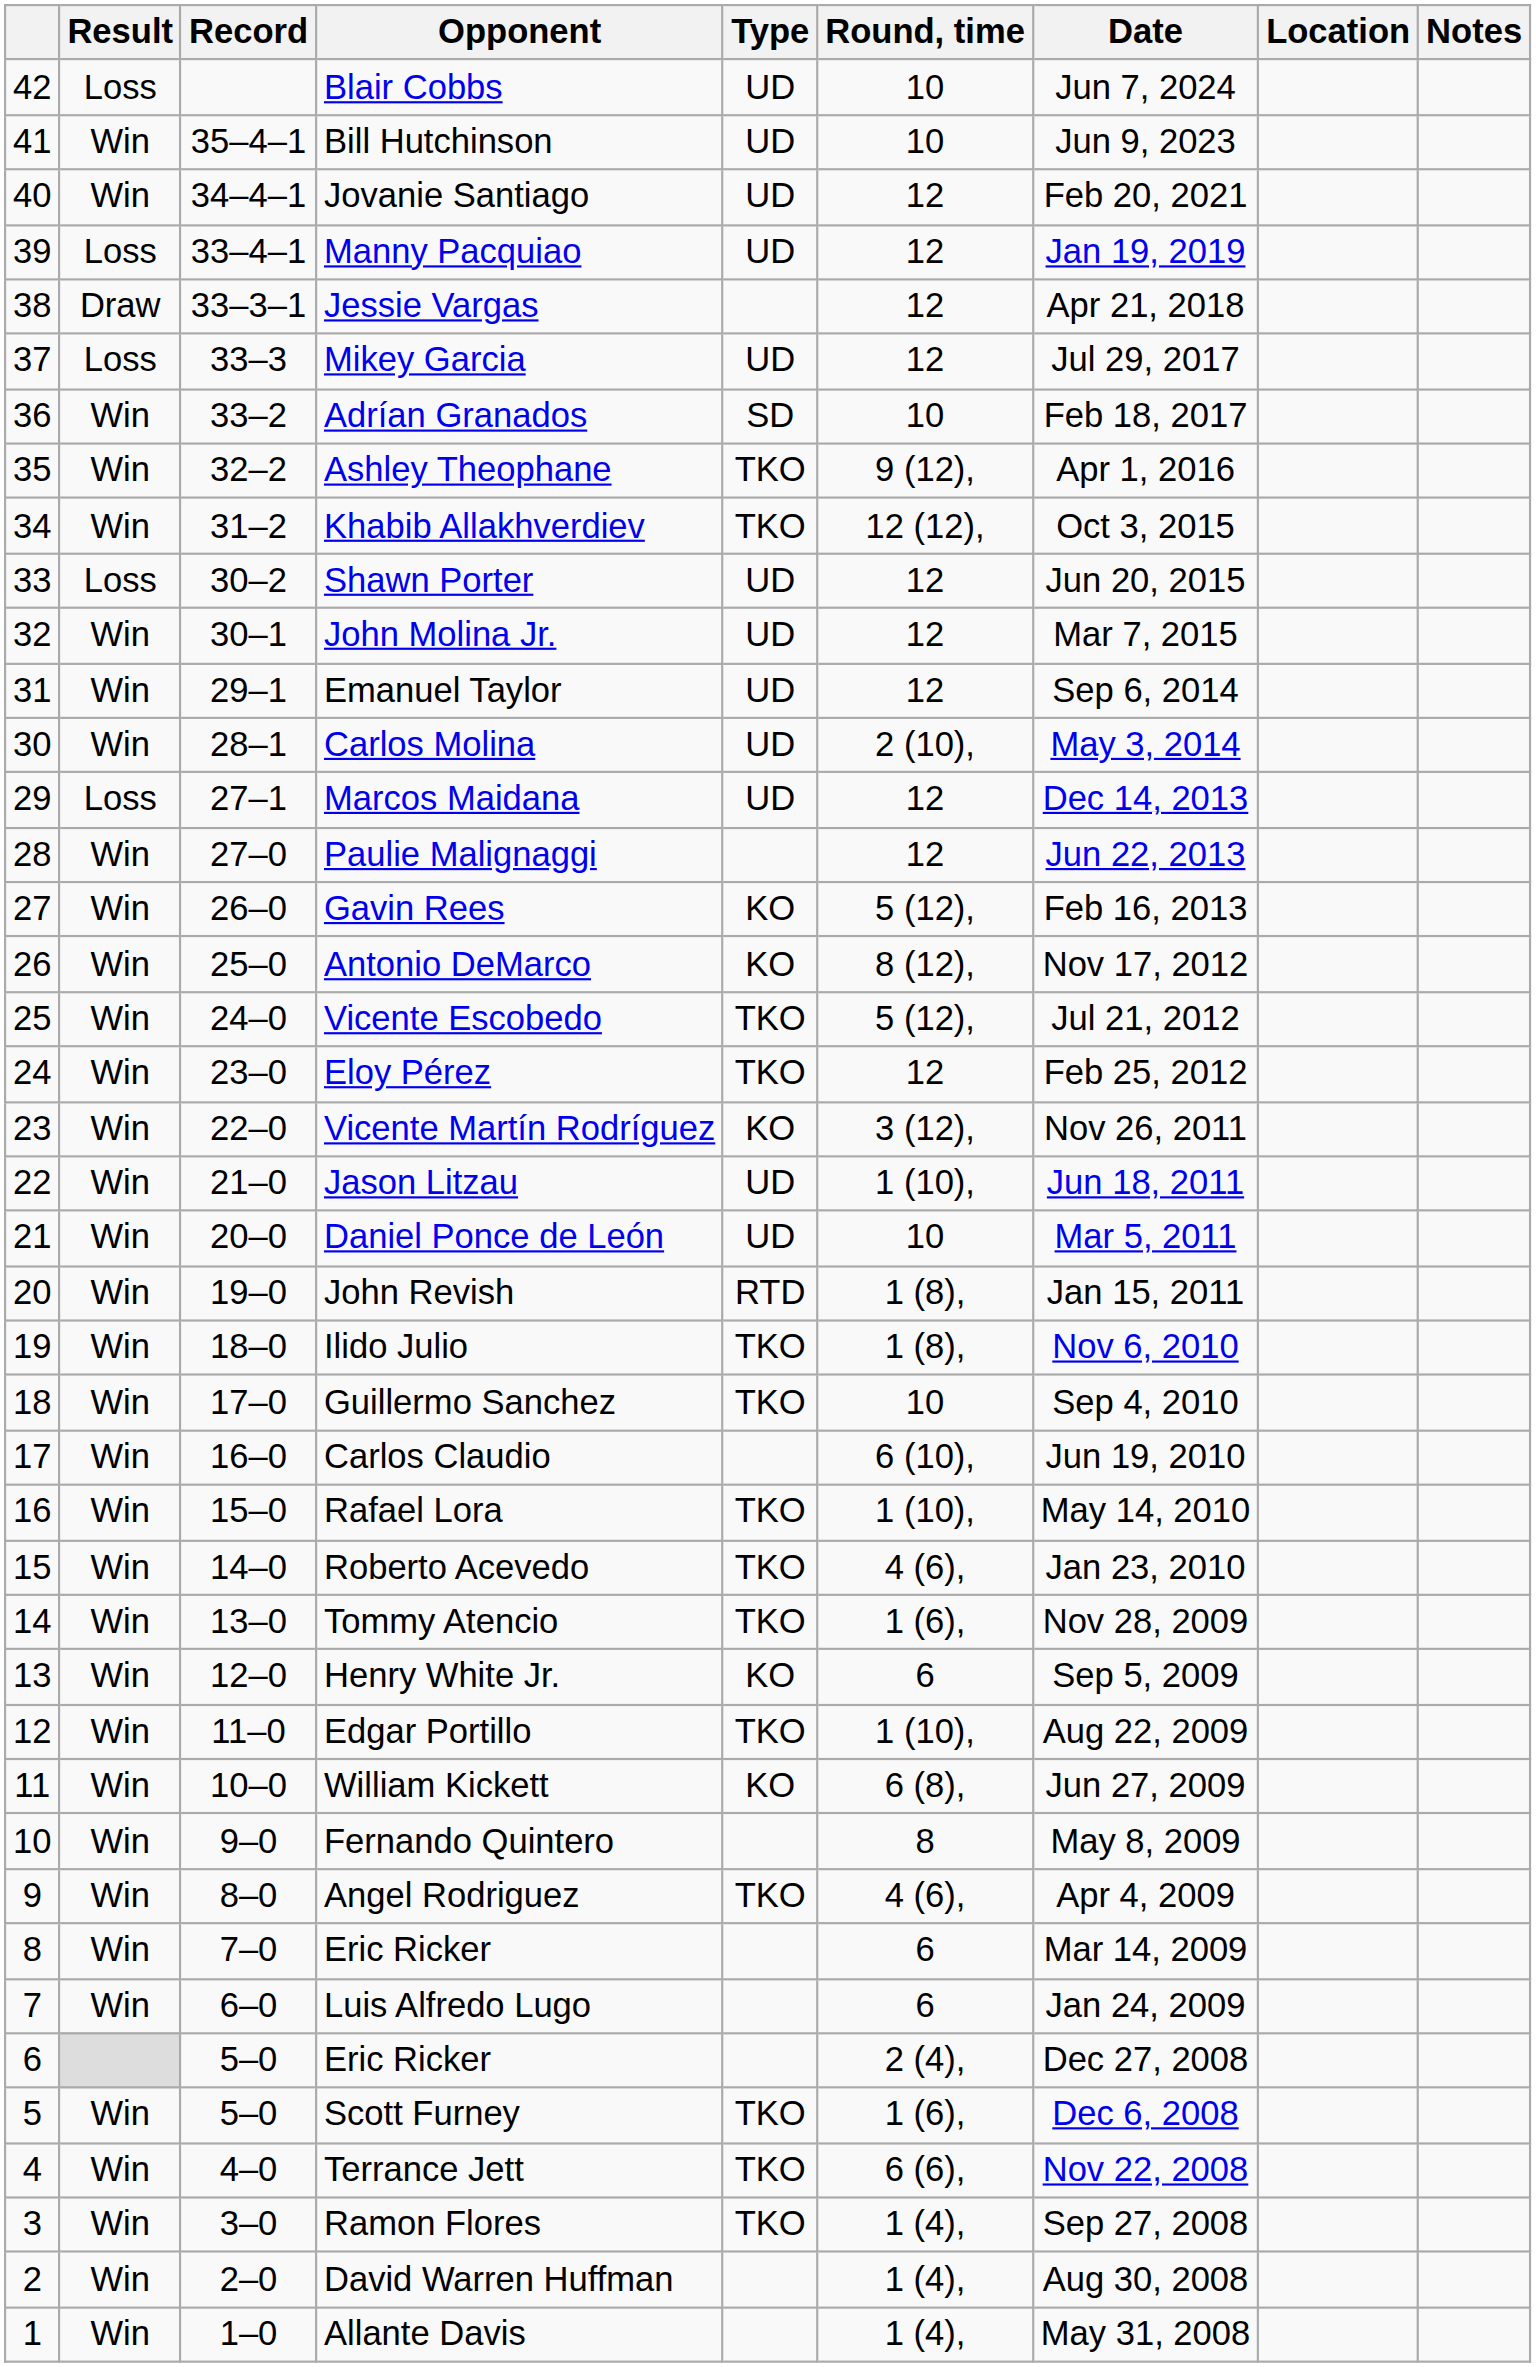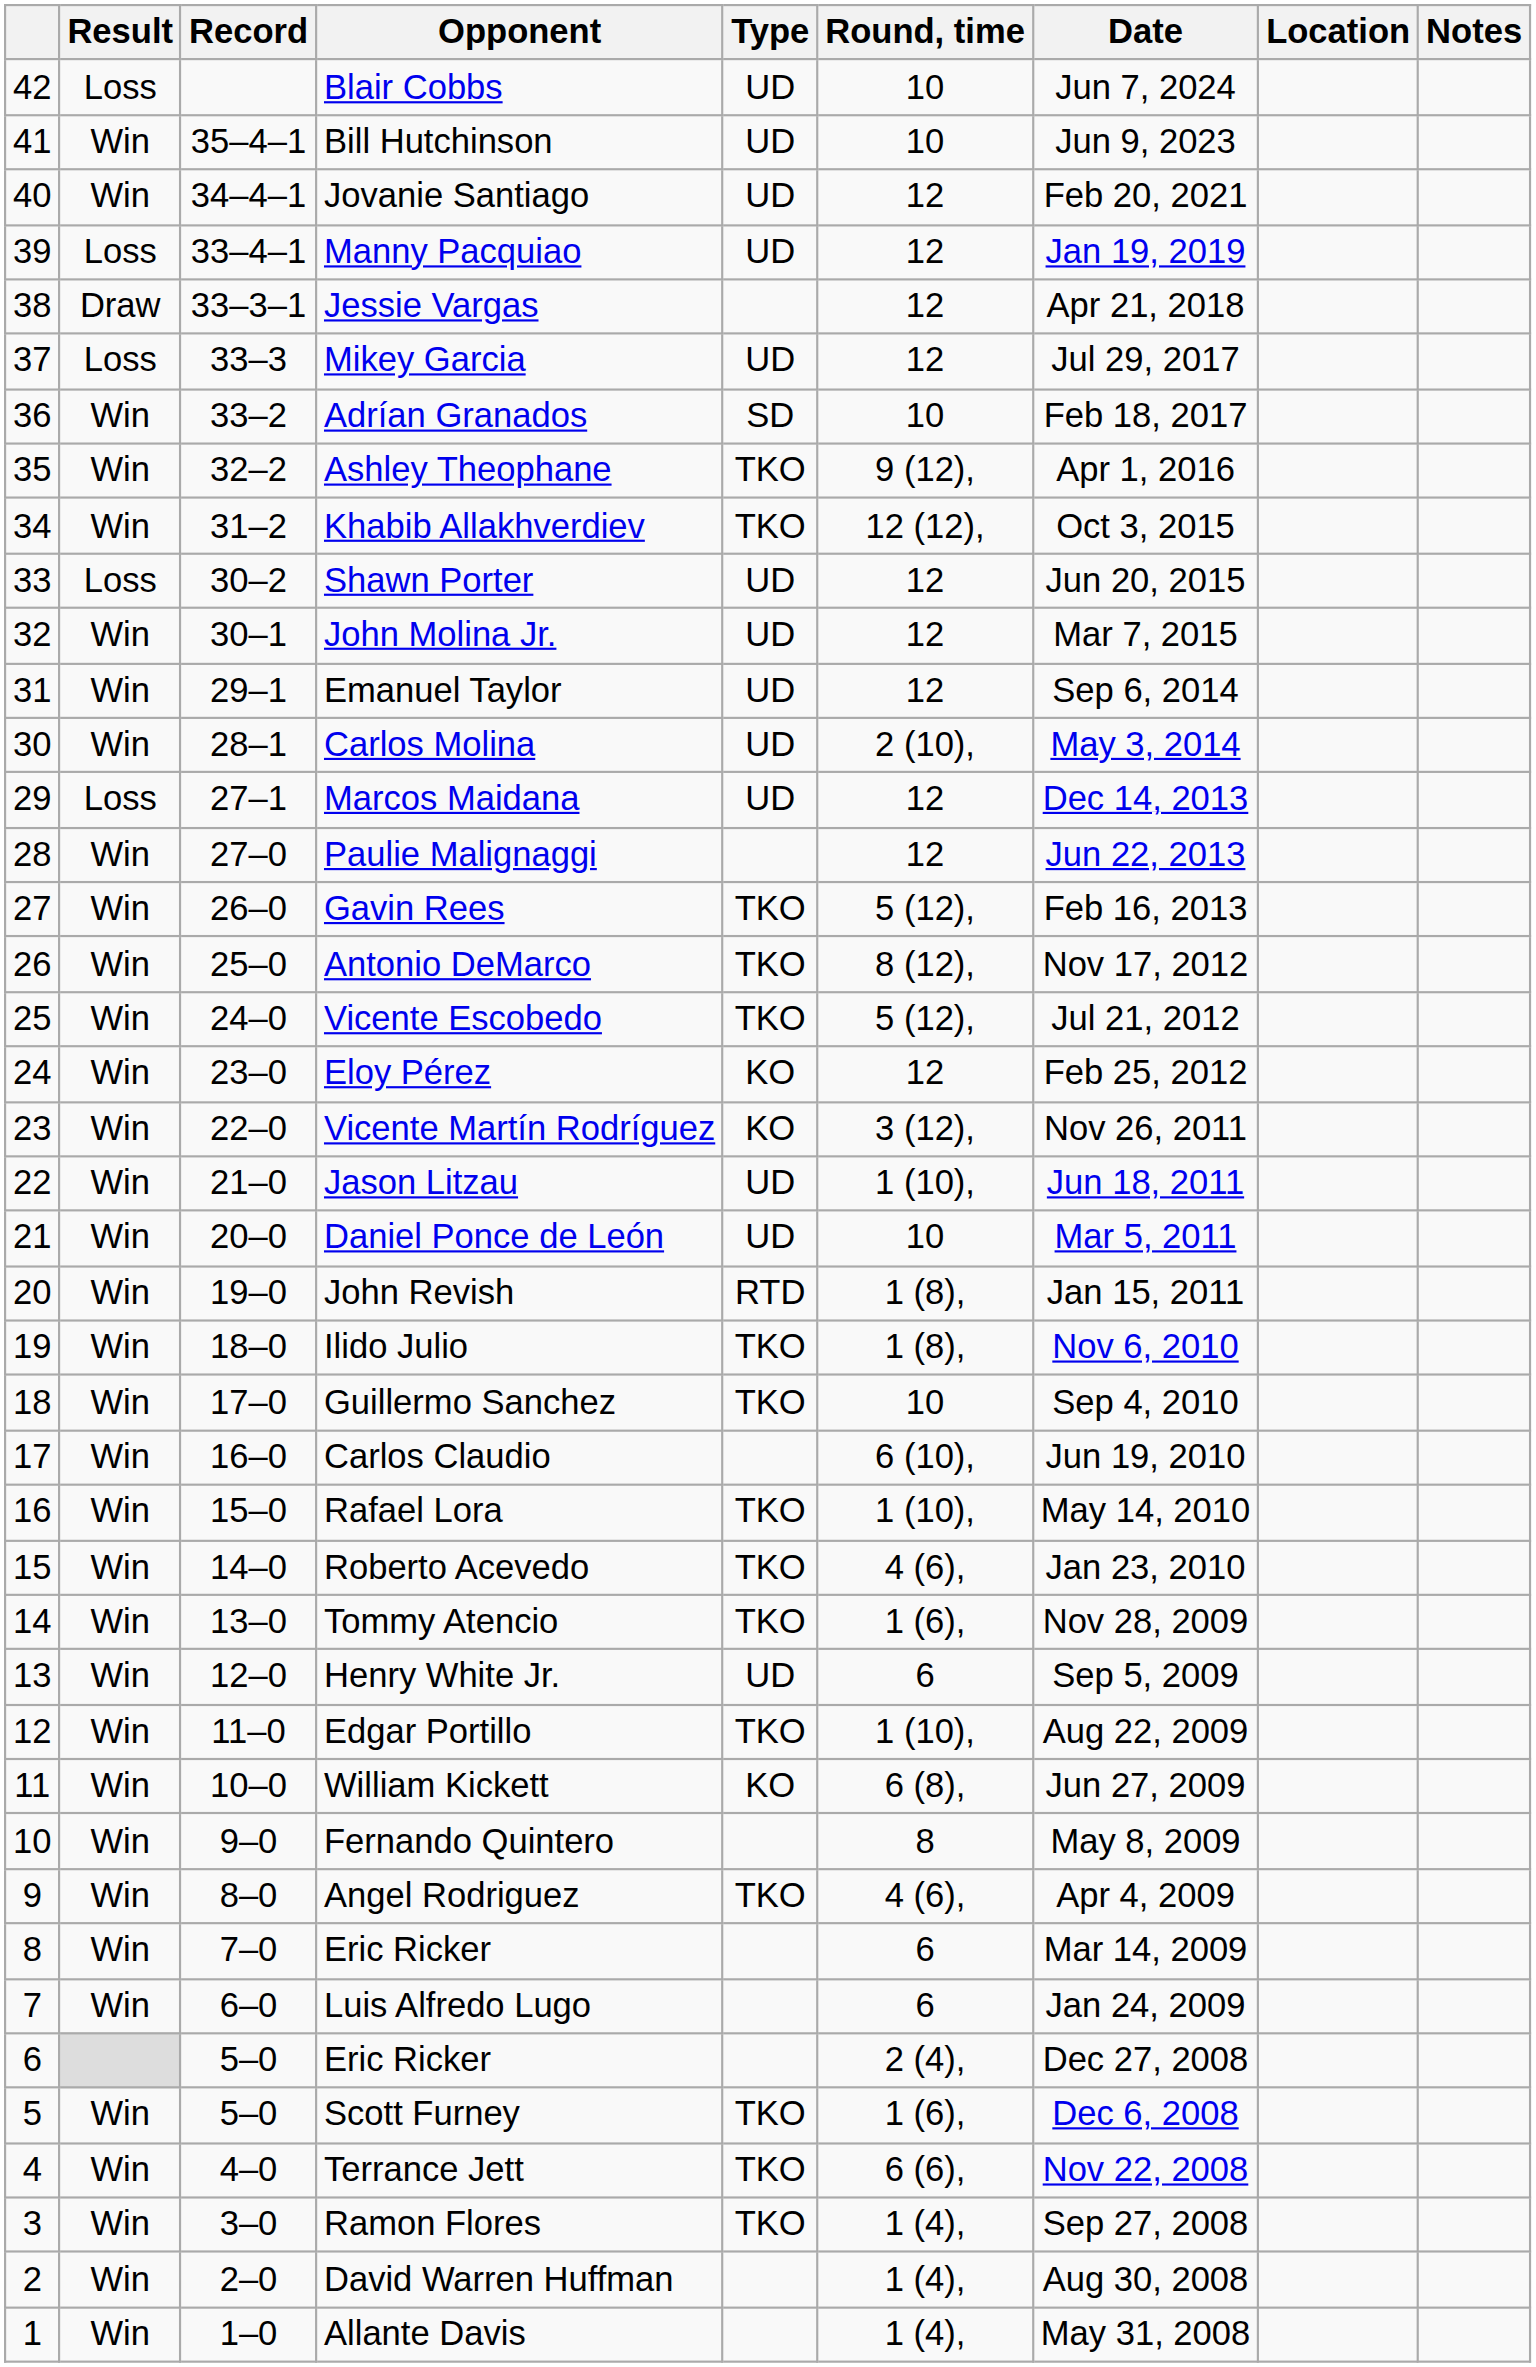(770, 908) KO -> (770, 908) TKO
(770, 963) KO -> (770, 963) TKO
(770, 1073) TKO -> (770, 1073) KO
(770, 1676) KO -> (770, 1676) UD
